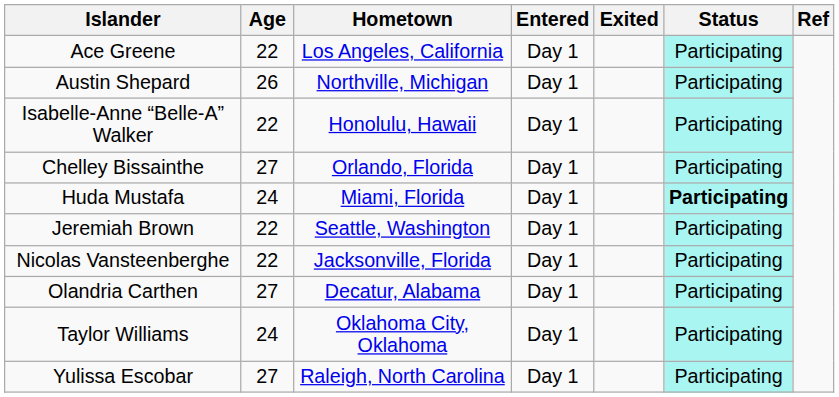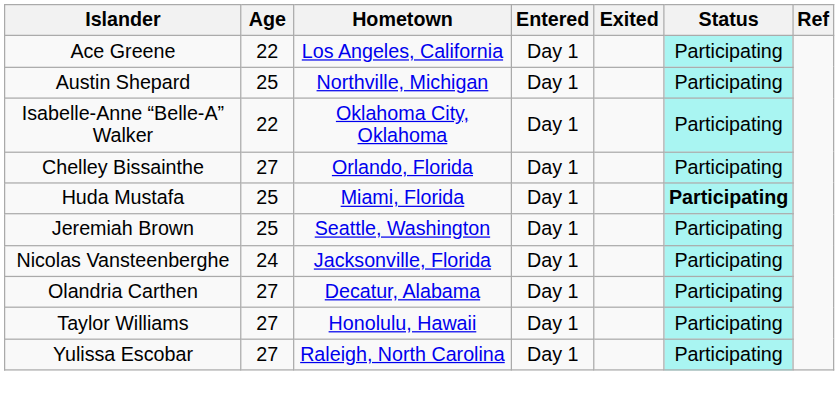(267, 82) 26 -> (267, 82) 25
(402, 124) Honolulu, Hawaii -> (402, 124) Oklahoma City, Oklahoma
(267, 198) 24 -> (267, 198) 25
(267, 229) 22 -> (267, 229) 25
(267, 260) 22 -> (267, 260) 24
(267, 334) 24 -> (267, 323) 27
(402, 334) Oklahoma City, Oklahoma -> (402, 323) Honolulu, Hawaii
